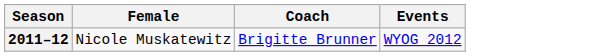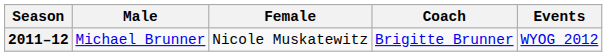+ column: (140, 16)
